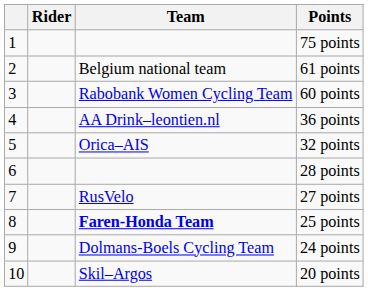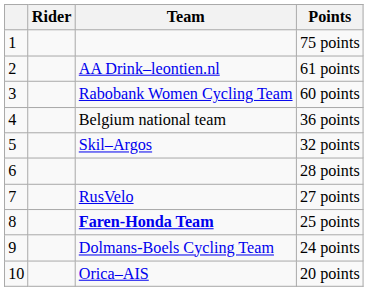(152, 68) Belgium national team -> (149, 68) AA Drink–leontien.nl
(149, 119) AA Drink–leontien.nl -> (152, 119) Belgium national team
(114, 145) Orica–AIS -> (115, 145) Skil–Argos
(115, 273) Skil–Argos -> (114, 273) Orica–AIS
